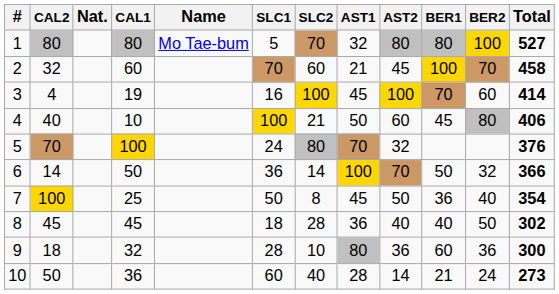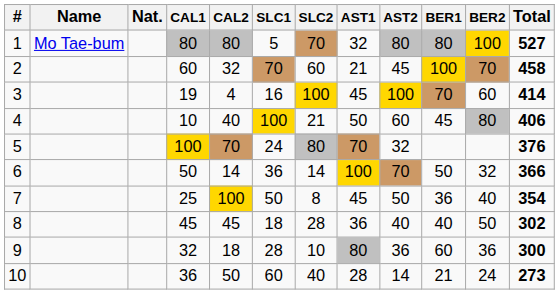columns swapped: (204, 17) <-> (52, 18)
